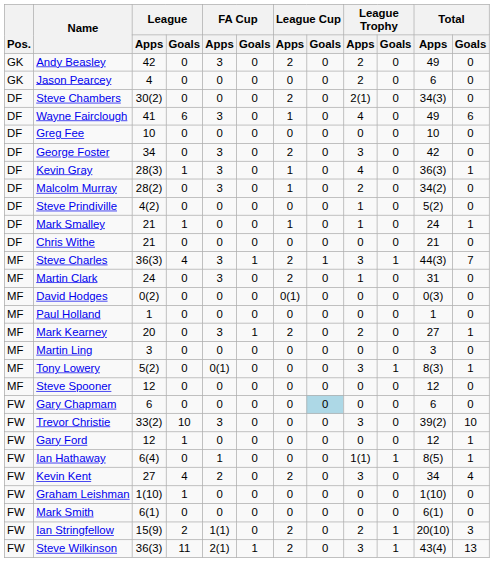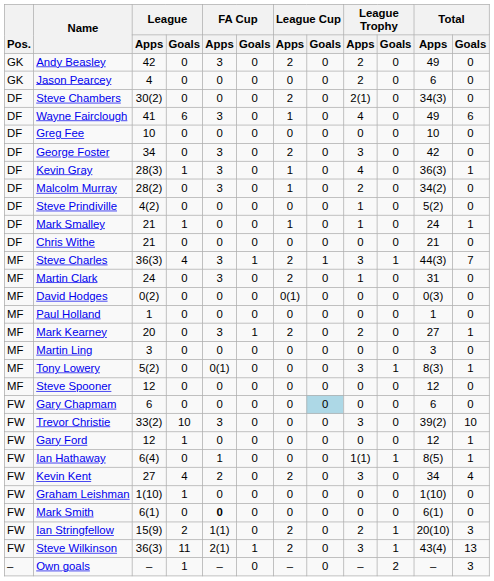(220, 512) normal -> (220, 512) bold
+ row: (63, 566)
